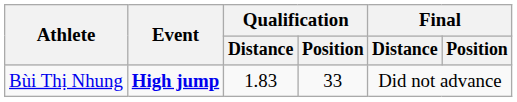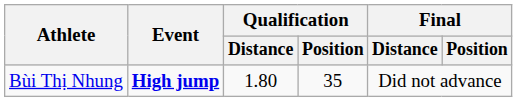(261, 80) 1.83 -> (261, 80) 1.80
(333, 80) 33 -> (333, 80) 35
